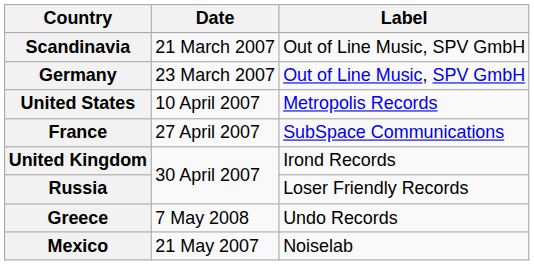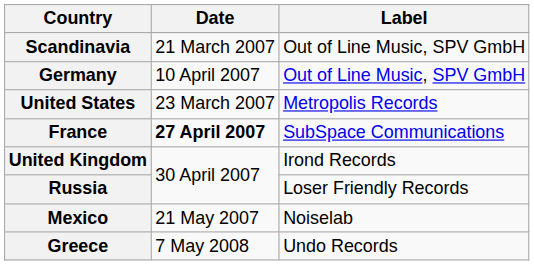(215, 75) 23 March 2007 -> (208, 75) 10 April 2007
(208, 103) 10 April 2007 -> (215, 103) 23 March 2007
(208, 132) normal -> (210, 132) bold
rows swapped: (78, 246) <-> (78, 217)
